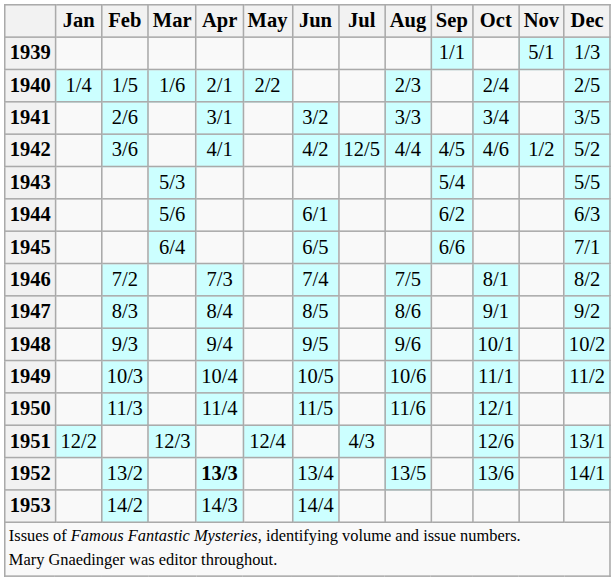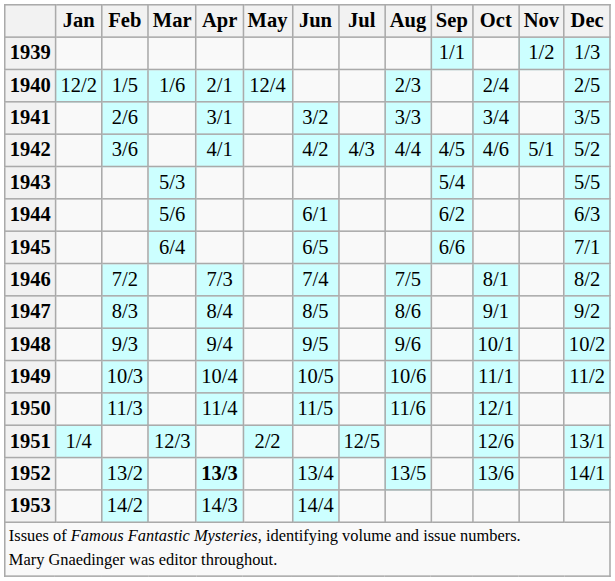(541, 52) 5/1 -> (541, 52) 1/2
(79, 85) 1/4 -> (79, 85) 12/2
(268, 85) 2/2 -> (268, 85) 12/4
(362, 149) 12/5 -> (362, 149) 4/3
(541, 149) 1/2 -> (541, 149) 5/1
(79, 440) 12/2 -> (79, 440) 1/4
(268, 440) 12/4 -> (268, 440) 2/2
(362, 440) 4/3 -> (362, 440) 12/5
